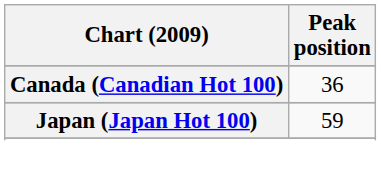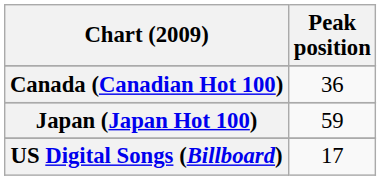+ row: (147, 156)
